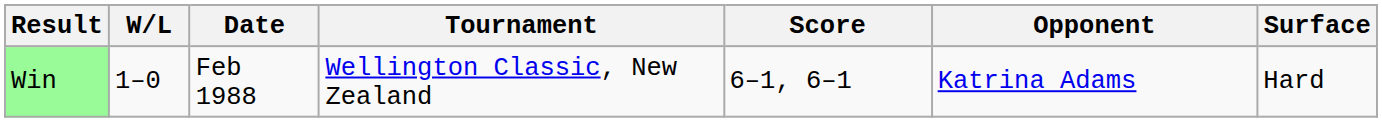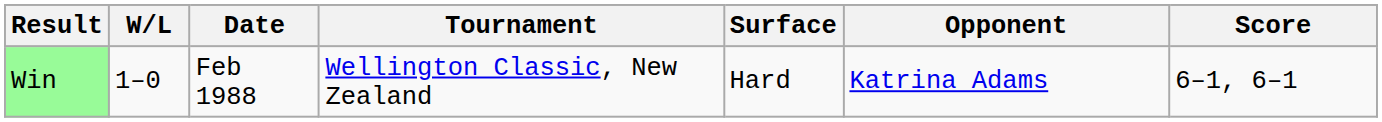columns swapped: (1317, 26) <-> (827, 26)
